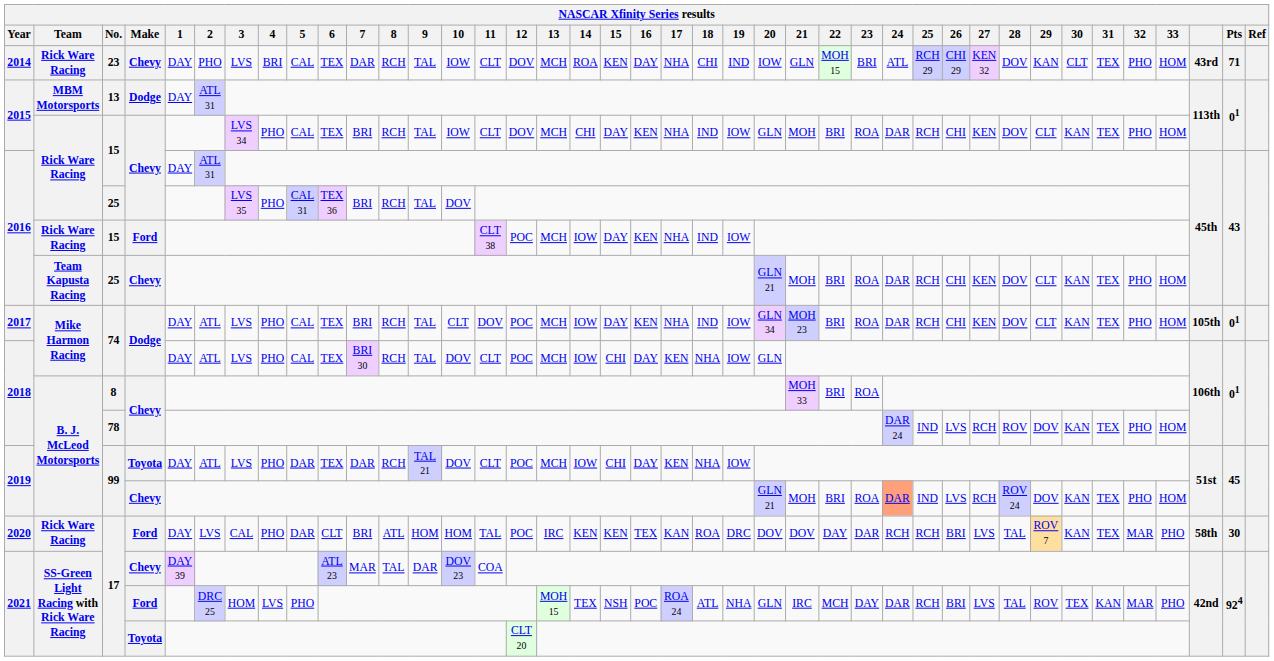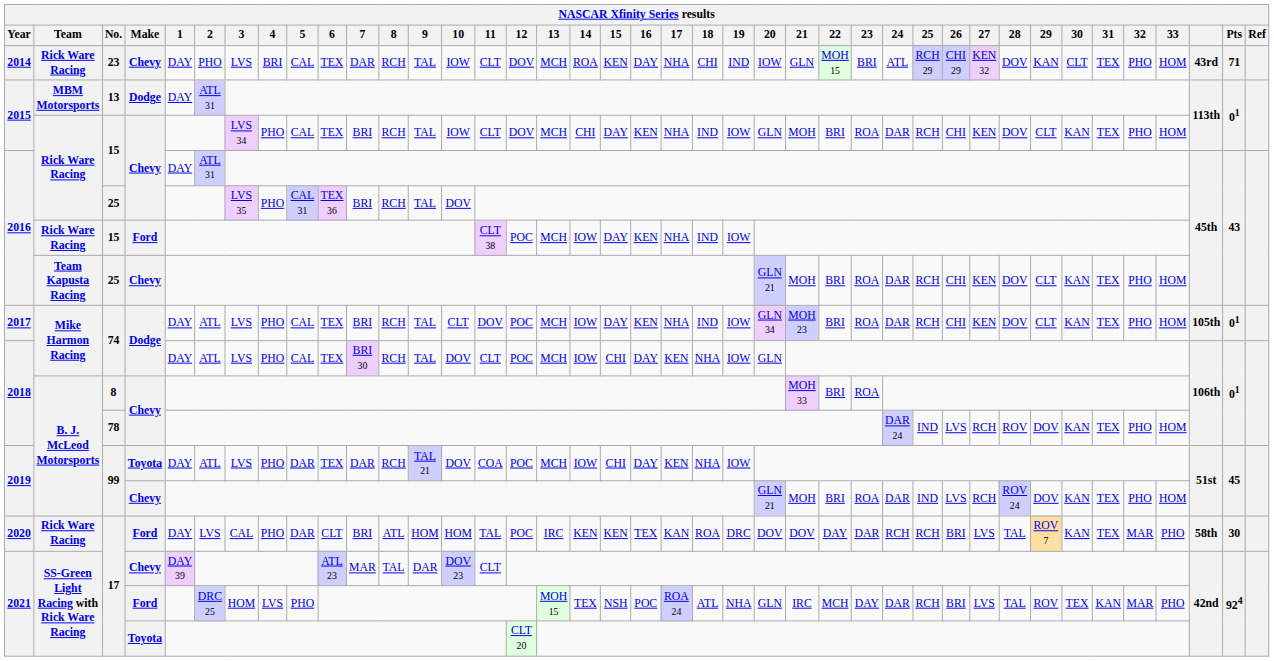(490, 463) CLT -> (490, 463) COA
(897, 498) lightsalmon background -> (897, 498) no background
(490, 568) COA -> (490, 568) CLT
